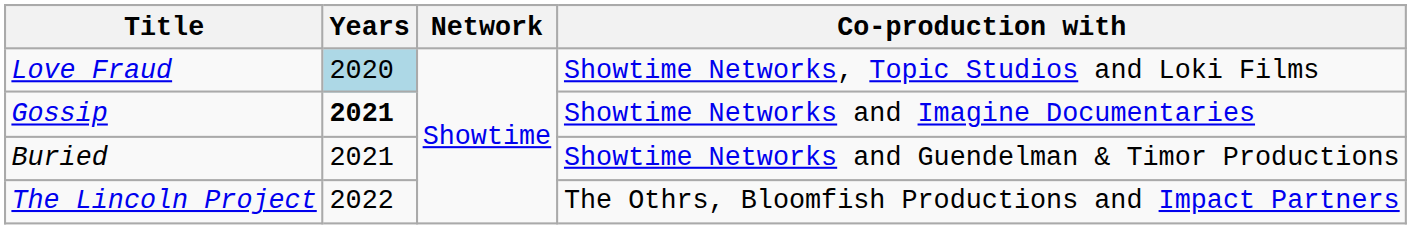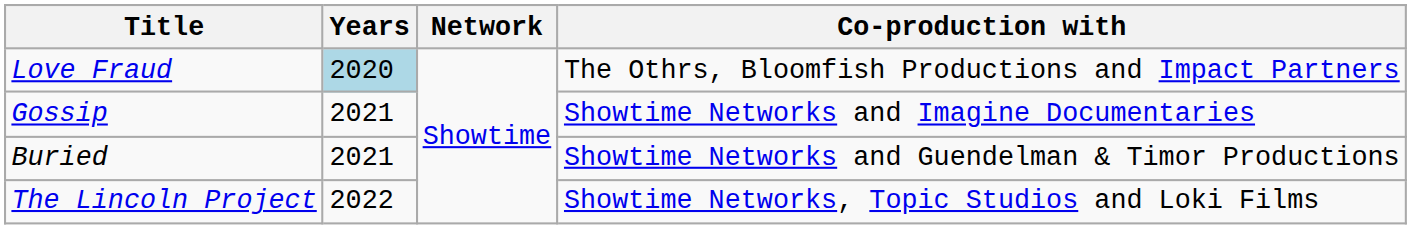(942, 70) Showtime Networks, Topic Studios and Loki Films -> (982, 70) The Othrs, Bloomfish Productions and Impact Partners
(362, 114) bold -> (362, 114) normal
(982, 201) The Othrs, Bloomfish Productions and Impact Partners -> (942, 201) Showtime Networks, Topic Studios and Loki Films
